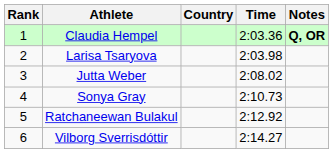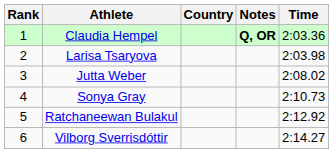columns swapped: (261, 14) <-> (307, 14)
